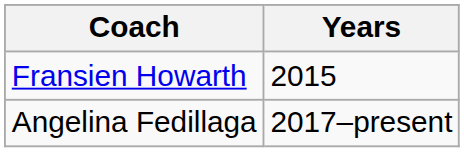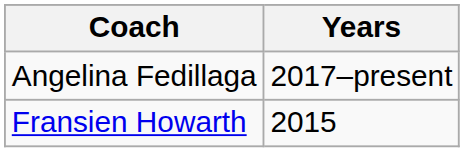rows swapped: (129, 75) <-> (134, 122)
